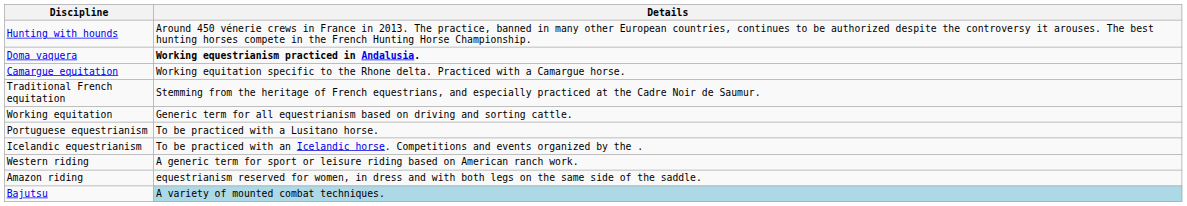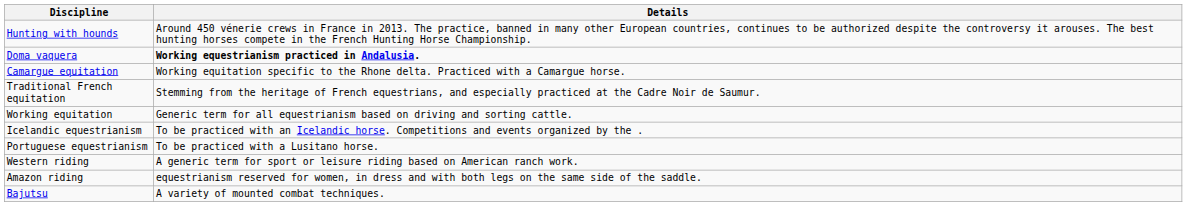rows swapped: (74, 146) <-> (77, 130)
(270, 194) lightblue background -> (270, 194) no background
